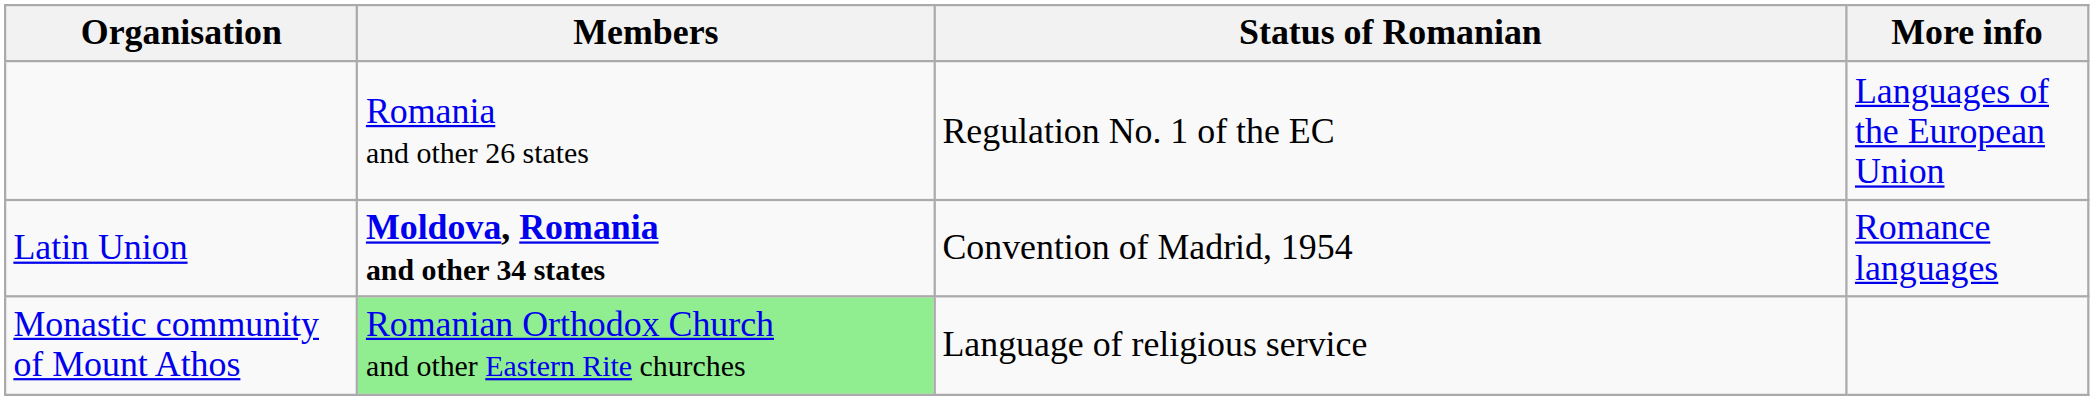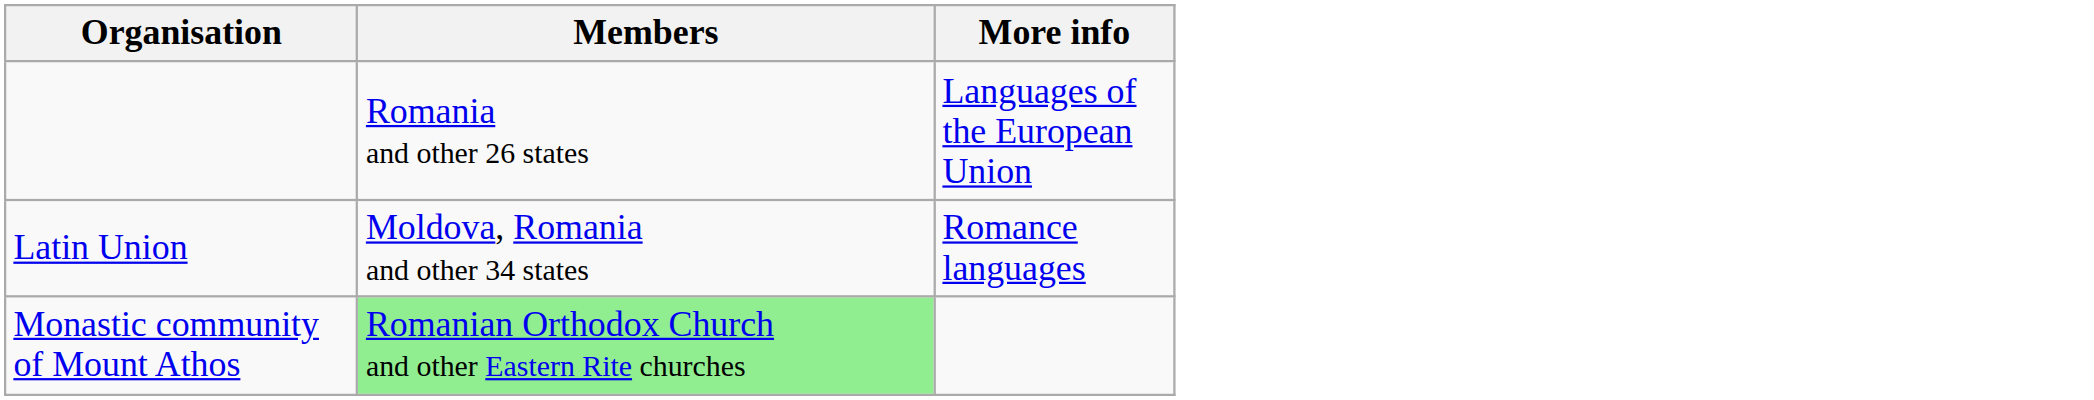- column: (1390, 32)
(512, 247) bold -> (504, 247) normal
